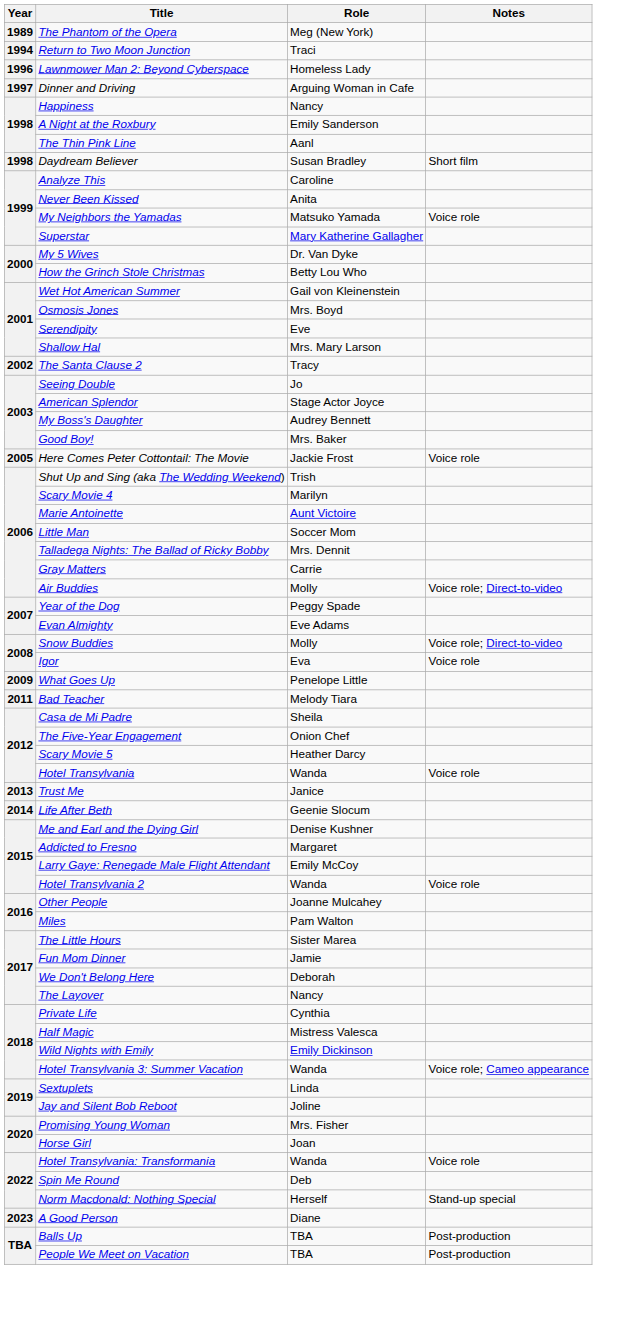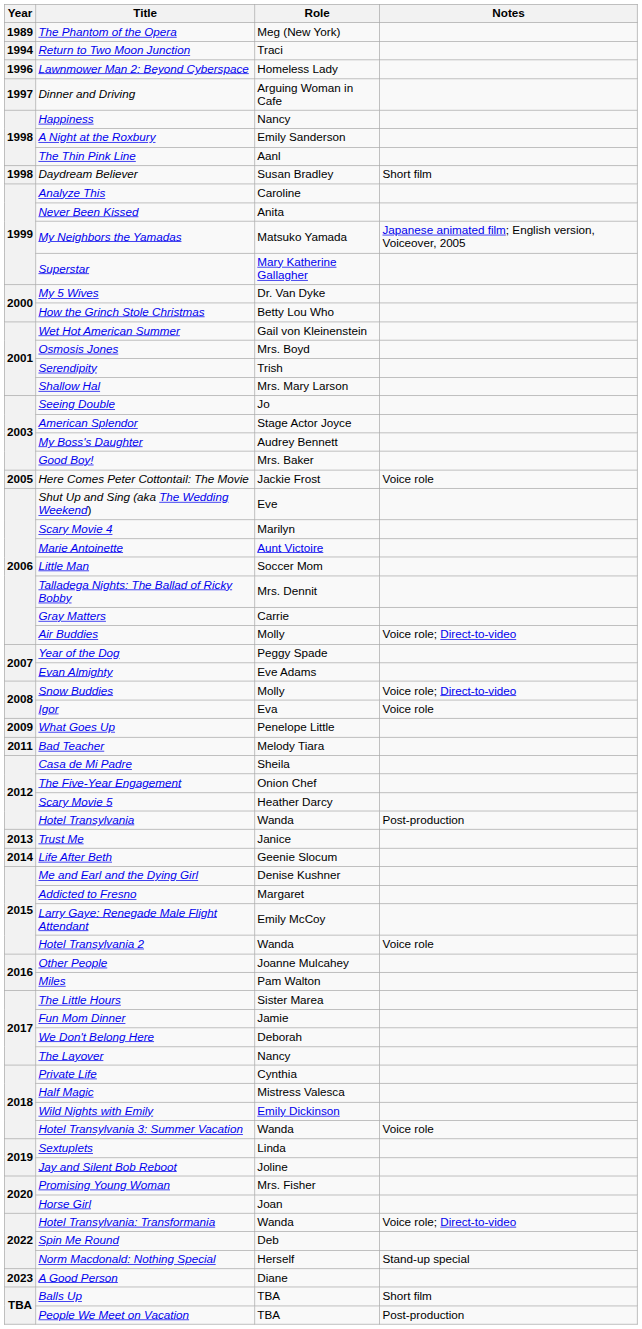(454, 217) Voice role -> (489, 237) Japanese animated film; English version, Voiceover, 2005
(300, 328) Eve -> (270, 368) Trish
- row: (90, 365)
(303, 476) Trish -> (267, 504) Eve
(454, 773) Voice role -> (423, 820) Post-production
(509, 1069) Voice role; Cameo appearance -> (408, 1129) Voice role
(454, 1162) Voice role -> (449, 1222) Voice role; Direct-to-video
(469, 1236) Post-production -> (407, 1296) Short film
